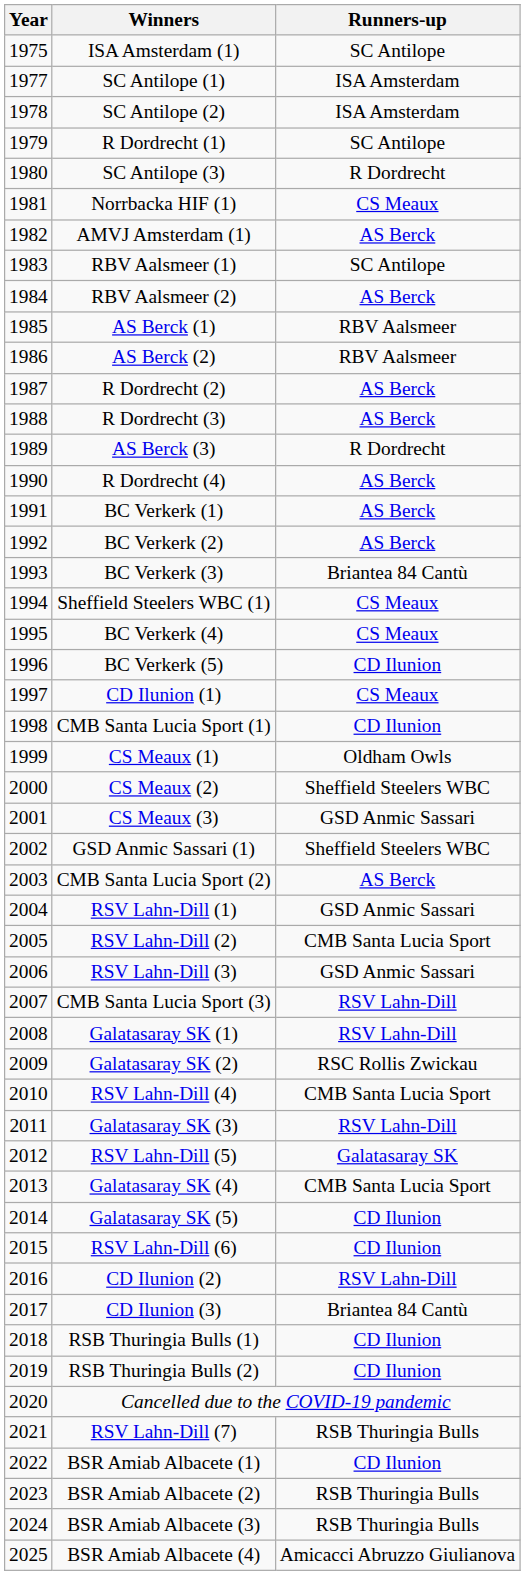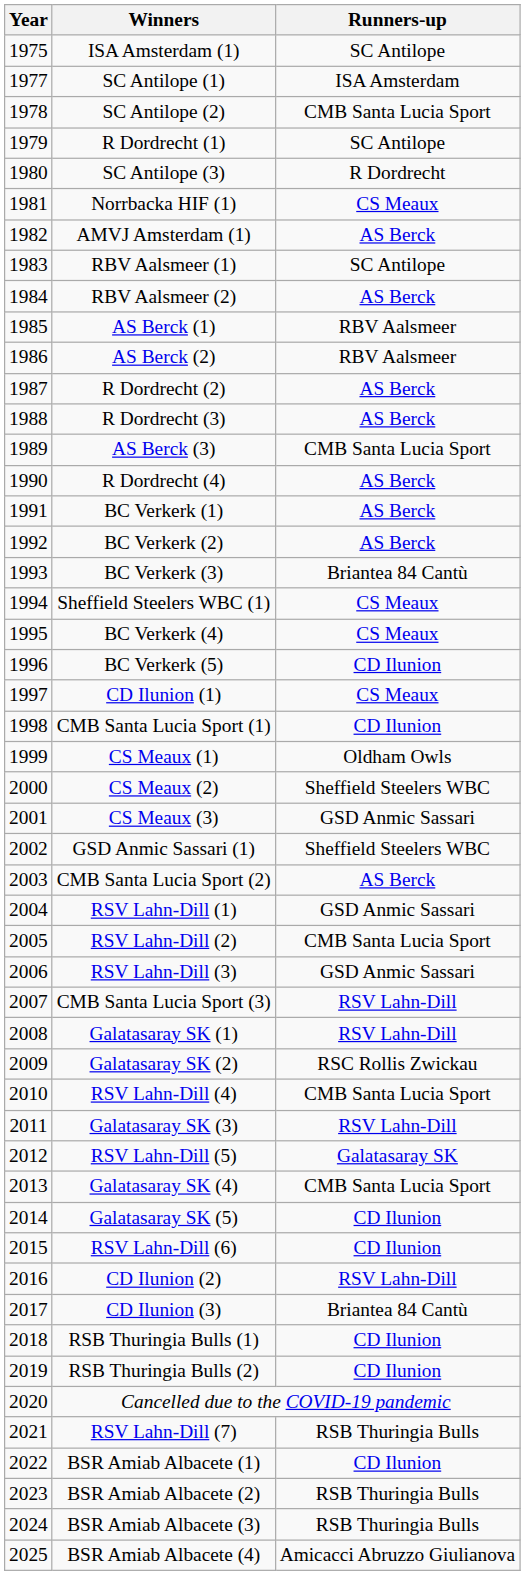(397, 111) ISA Amsterdam -> (397, 111) CMB Santa Lucia Sport
(397, 449) R Dordrecht -> (397, 449) CMB Santa Lucia Sport
